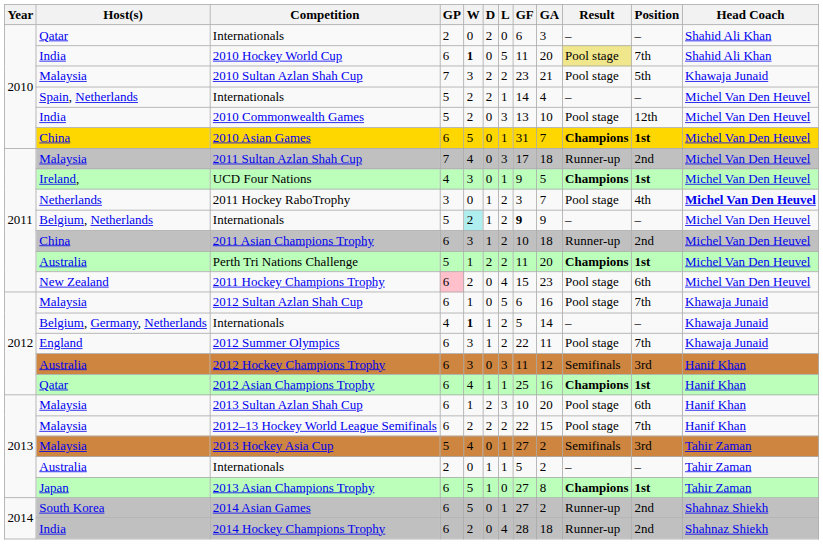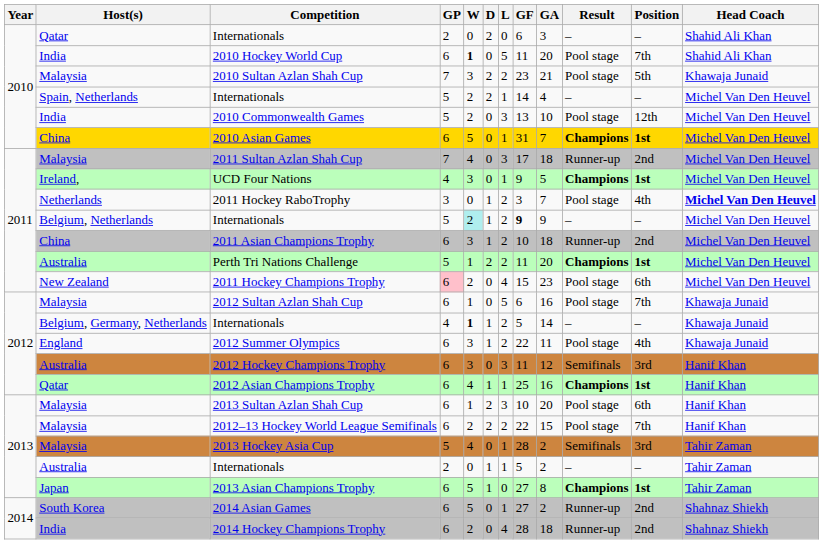(592, 55) khaki background -> (592, 55) no background
(643, 343) 7th -> (643, 343) 4th
(522, 446) 27 -> (522, 446) 28
